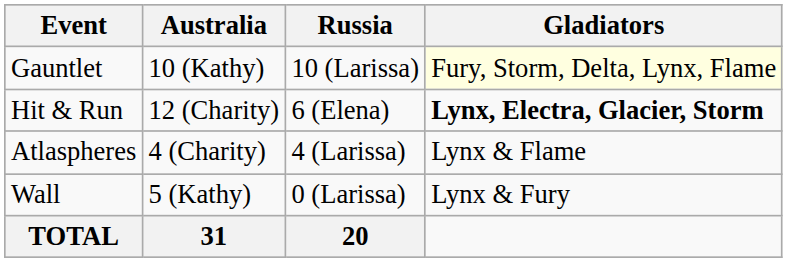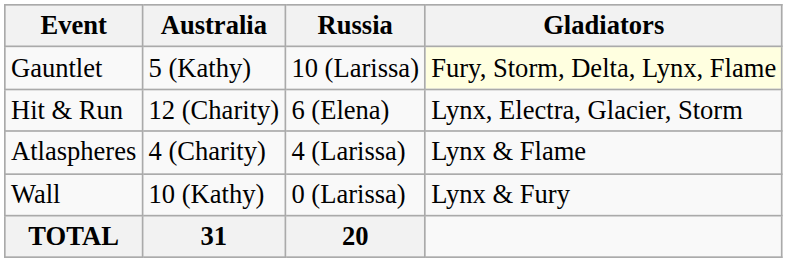(206, 67) 10 (Kathy) -> (200, 67) 5 (Kathy)
(597, 109) bold -> (587, 109) normal
(200, 194) 5 (Kathy) -> (206, 194) 10 (Kathy)
